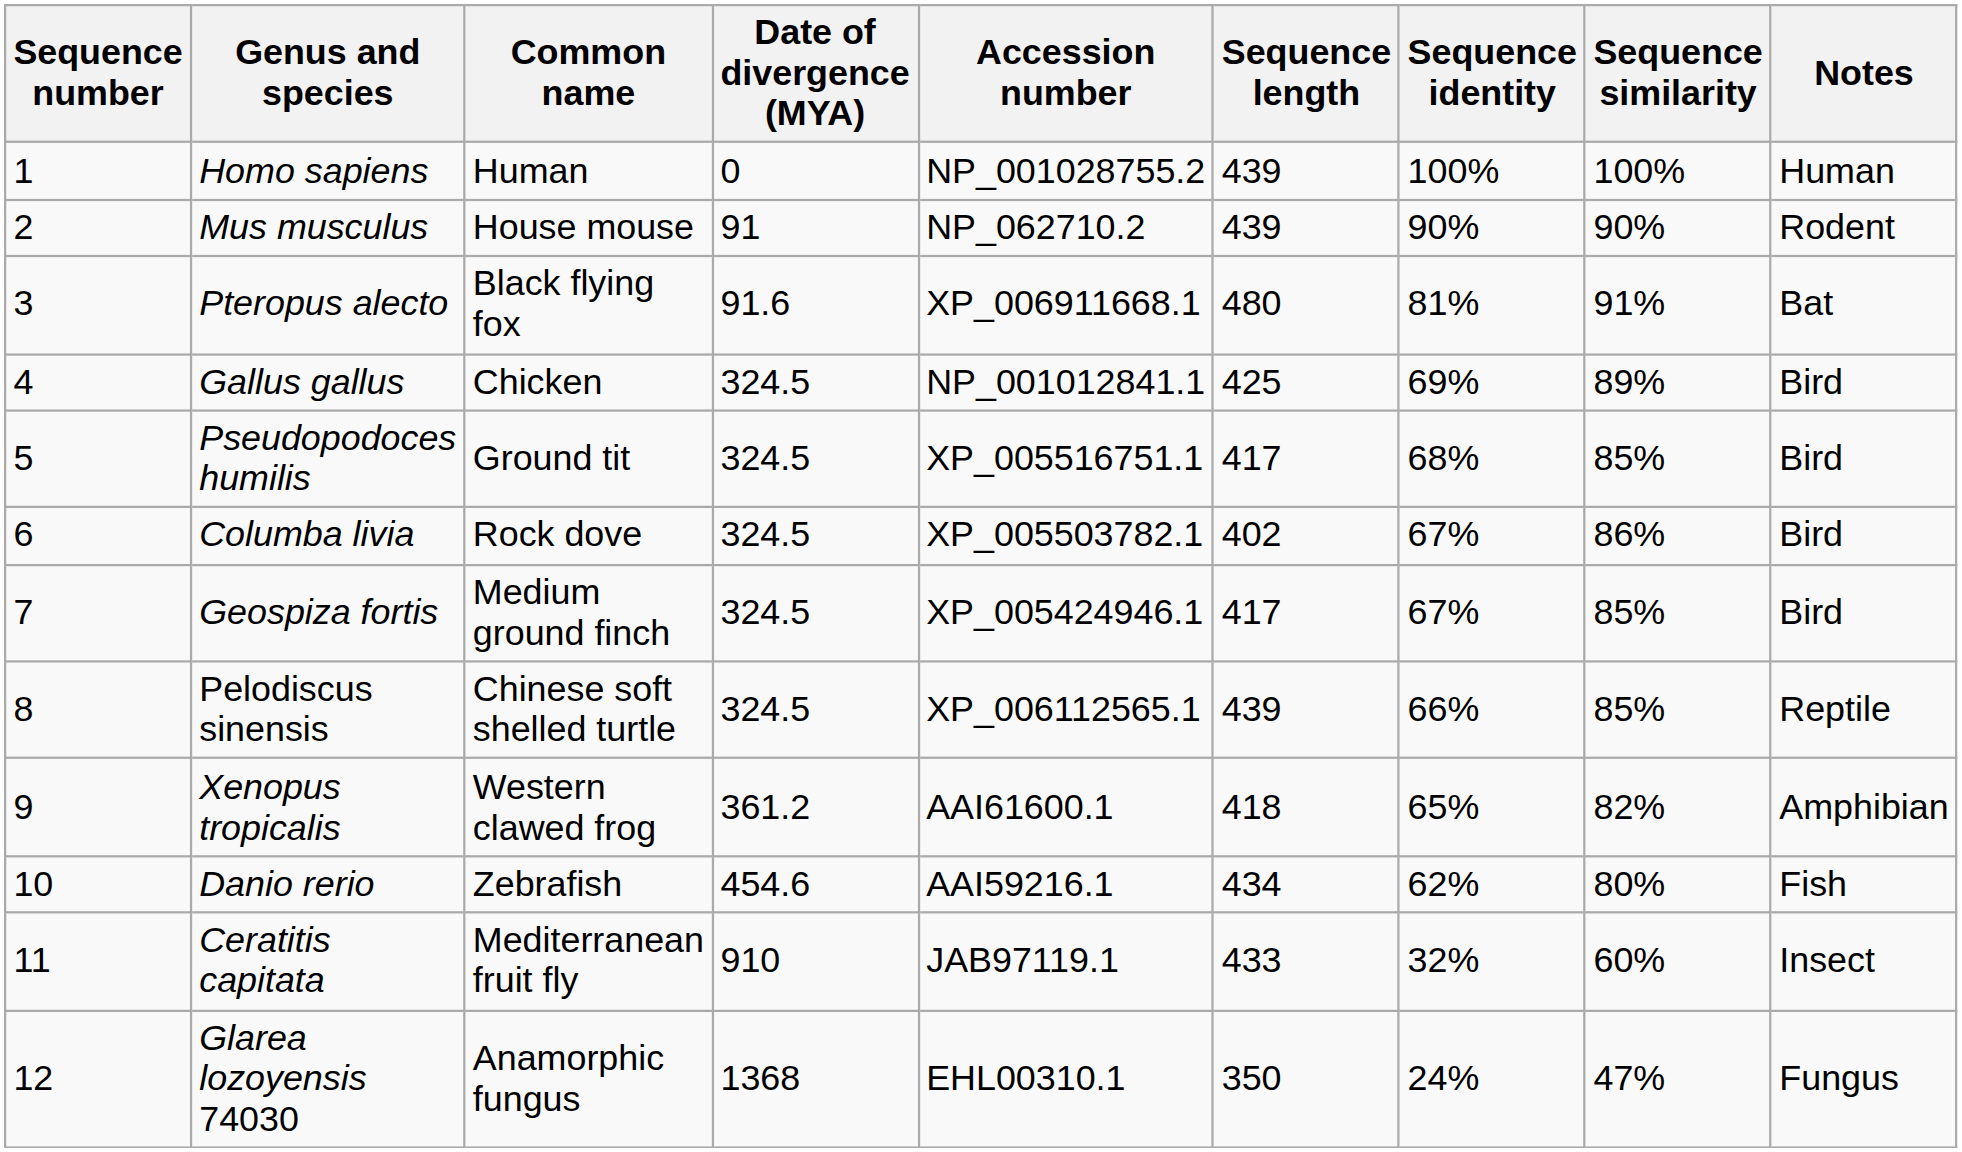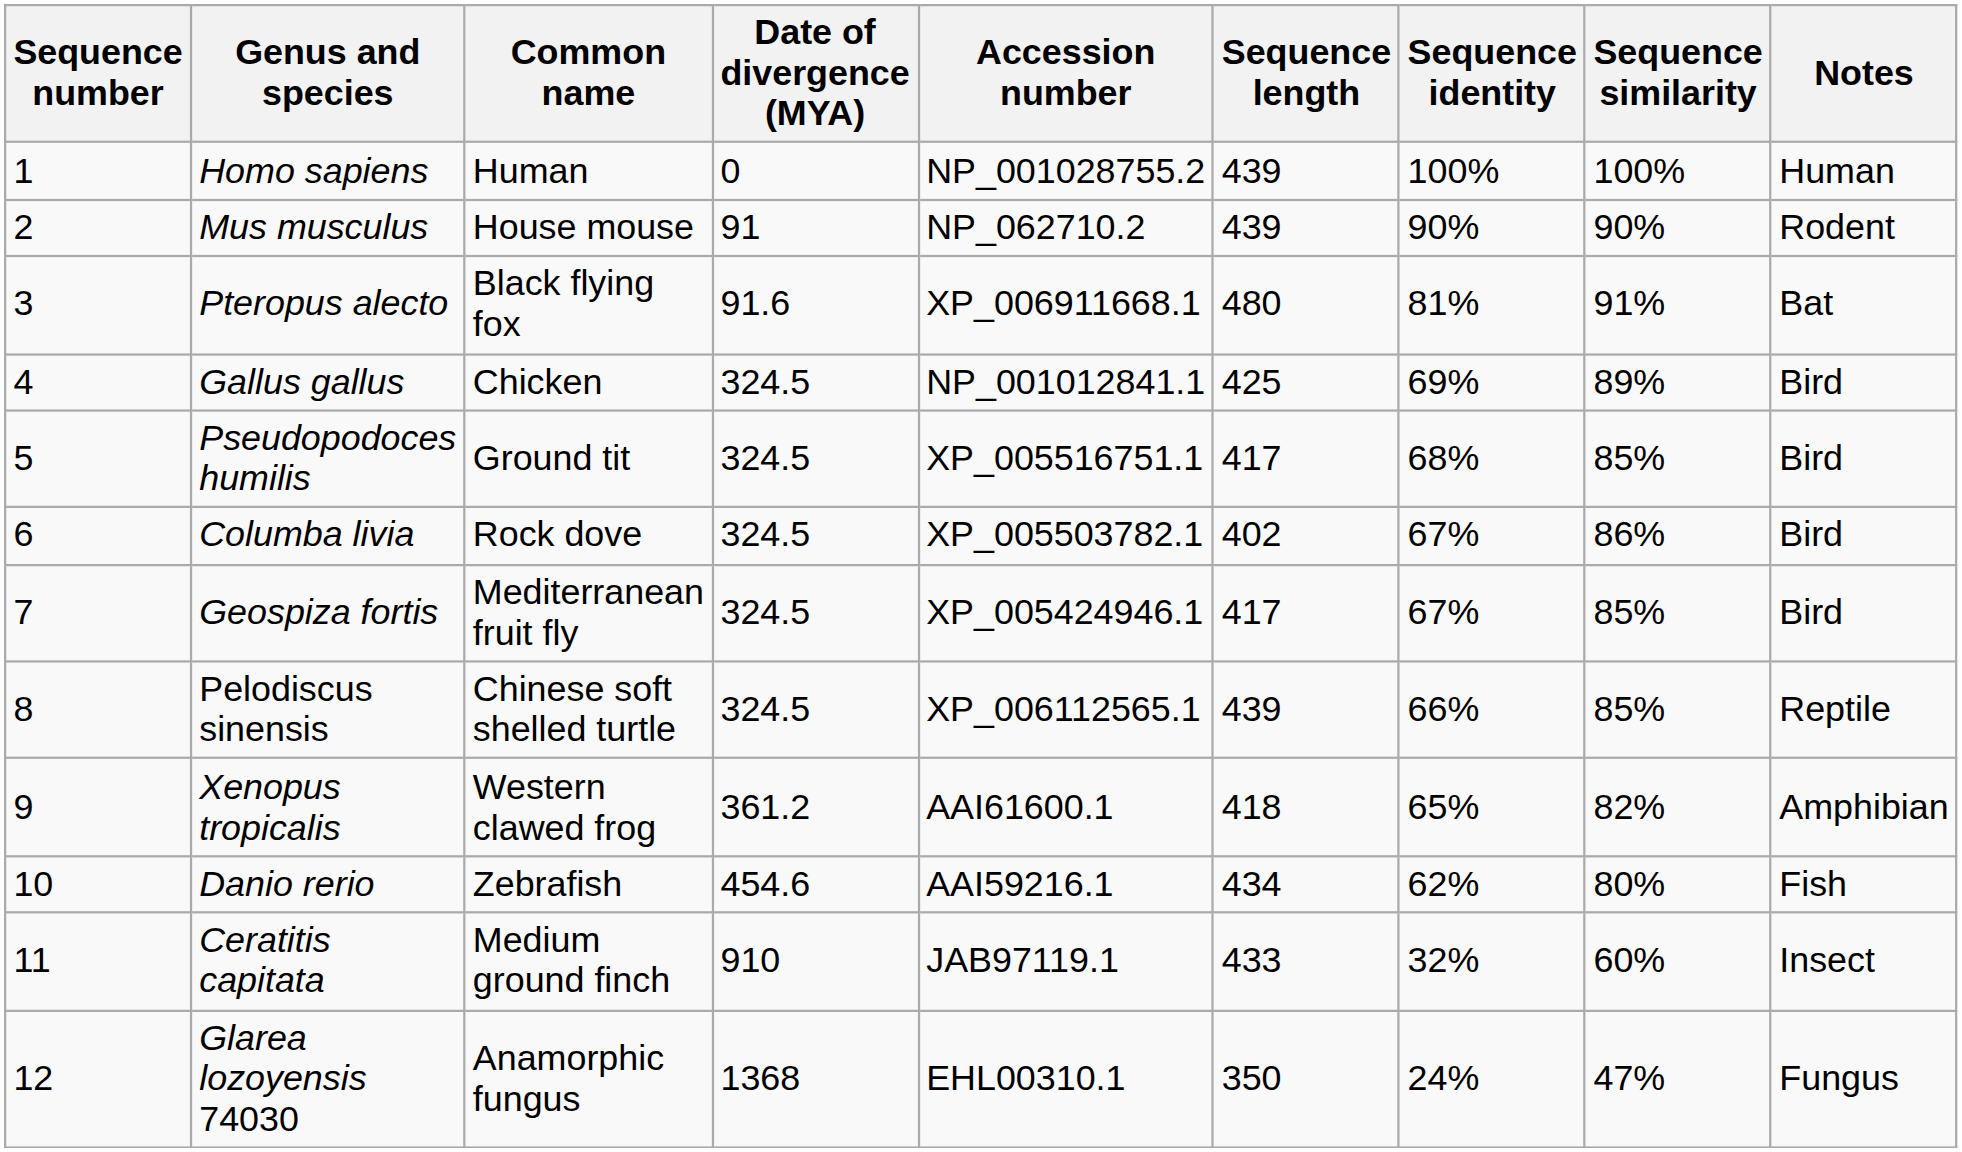(571, 612) Medium ground finch -> (588, 612) Mediterranean fruit fly
(588, 960) Mediterranean fruit fly -> (571, 960) Medium ground finch
